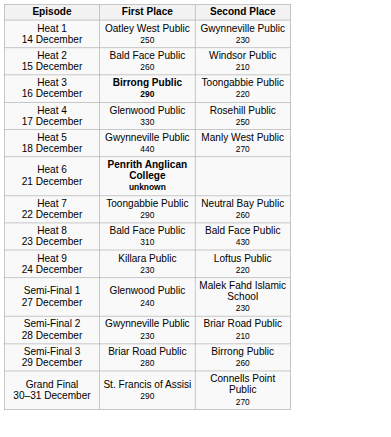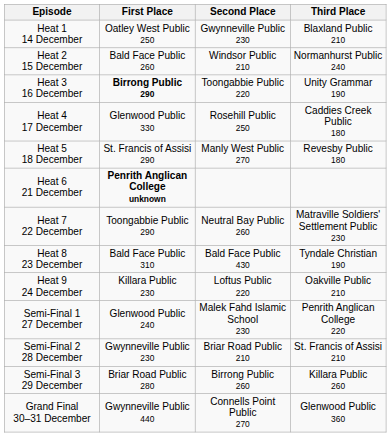+ column: (338, 12)
(147, 143) Gwynneville Public 440 -> (147, 154) St. Francis of Assisi 290
(147, 390) St. Francis of Assisi 290 -> (147, 413) Gwynneville Public 440
